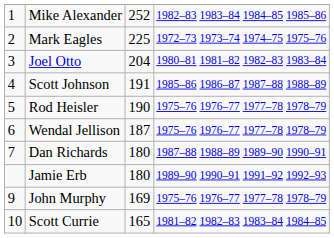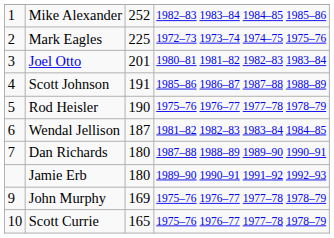(139, 61) 204 -> (139, 61) 201
(241, 130) 1975–76 1976–77 1977–78 1978–79 -> (241, 130) 1981–82 1982–83 1983–84 1984–85
(241, 221) 1981–82 1982–83 1983–84 1984–85 -> (241, 221) 1975–76 1976–77 1977–78 1978–79
